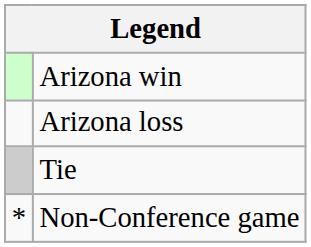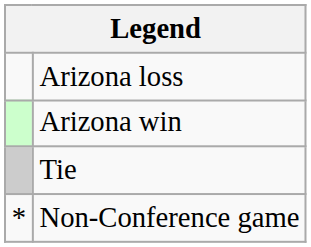rows swapped: (111, 75) <-> (111, 123)
